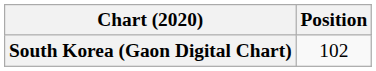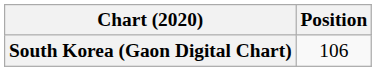(334, 50) 102 -> (334, 50) 106
